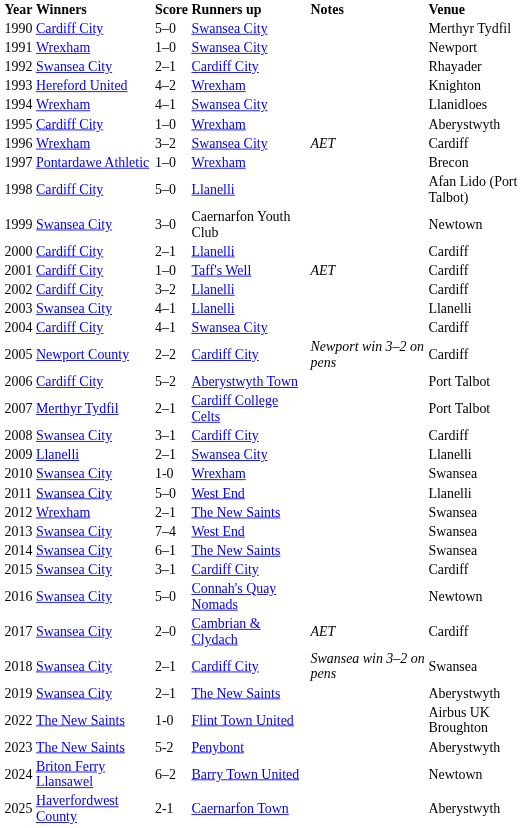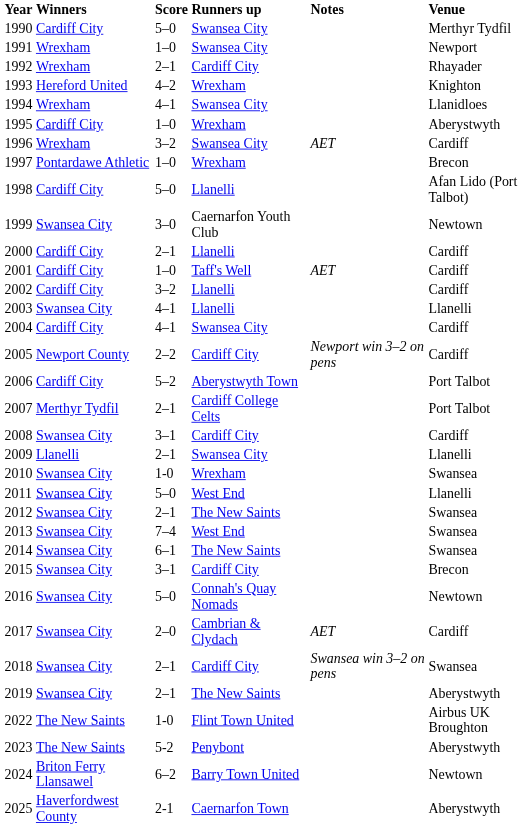(74, 66) Swansea City -> (63, 66) Wrexham
(63, 512) Wrexham -> (74, 512) Swansea City
(448, 569) Cardiff -> (449, 569) Brecon
